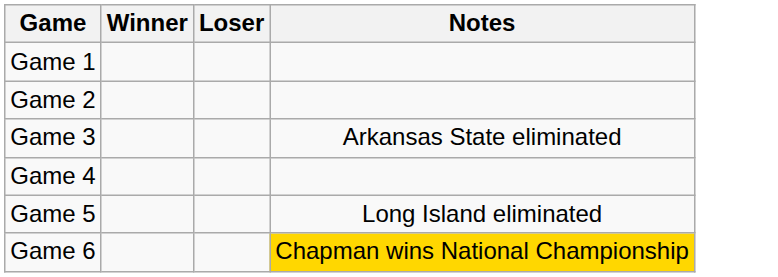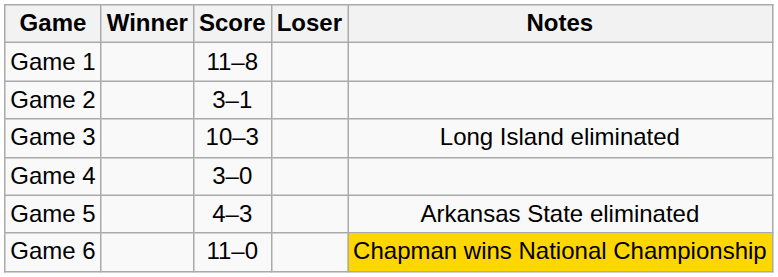+ column: (232, 23)
(482, 137) Arkansas State eliminated -> (560, 137) Long Island eliminated
(482, 213) Long Island eliminated -> (560, 213) Arkansas State eliminated
